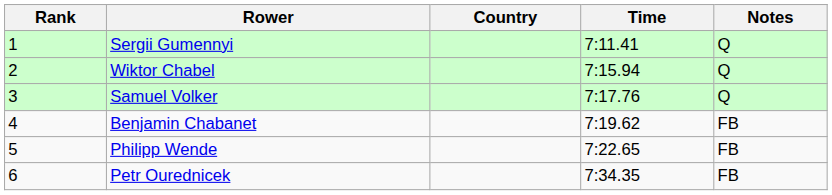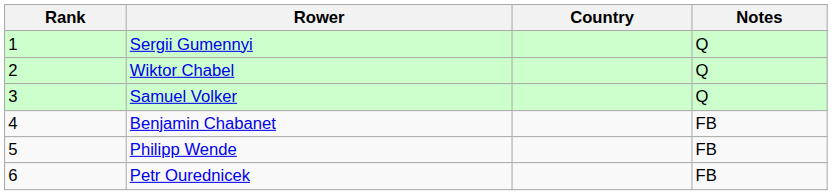- column: (647, 17)
